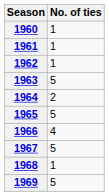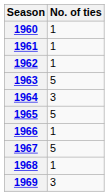(53, 98) 2 -> (53, 98) 3
(53, 132) 4 -> (53, 132) 1
(53, 183) 5 -> (53, 183) 3
